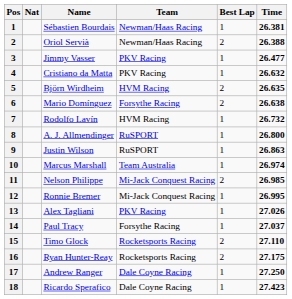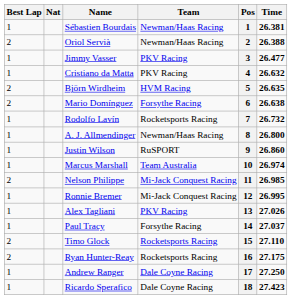columns swapped: (13, 12) <-> (237, 12)
(144, 119) HVM Racing -> (179, 119) Rocketsports Racing
(139, 134) RuSPORT -> (182, 134) Newman/Haas Racing
(272, 149) 26.863 -> (272, 149) 26.860
